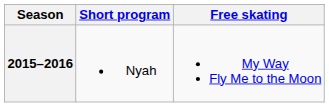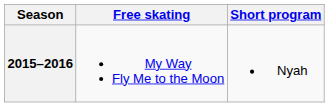columns swapped: (125, 14) <-> (249, 14)
